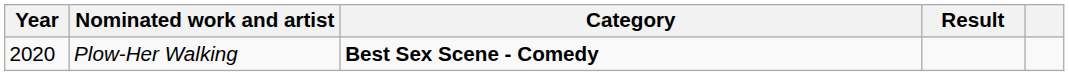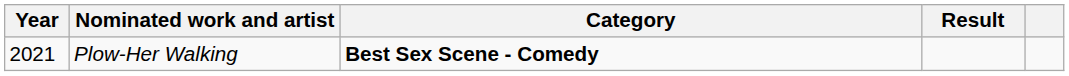(32, 53) 2020 -> (32, 53) 2021
